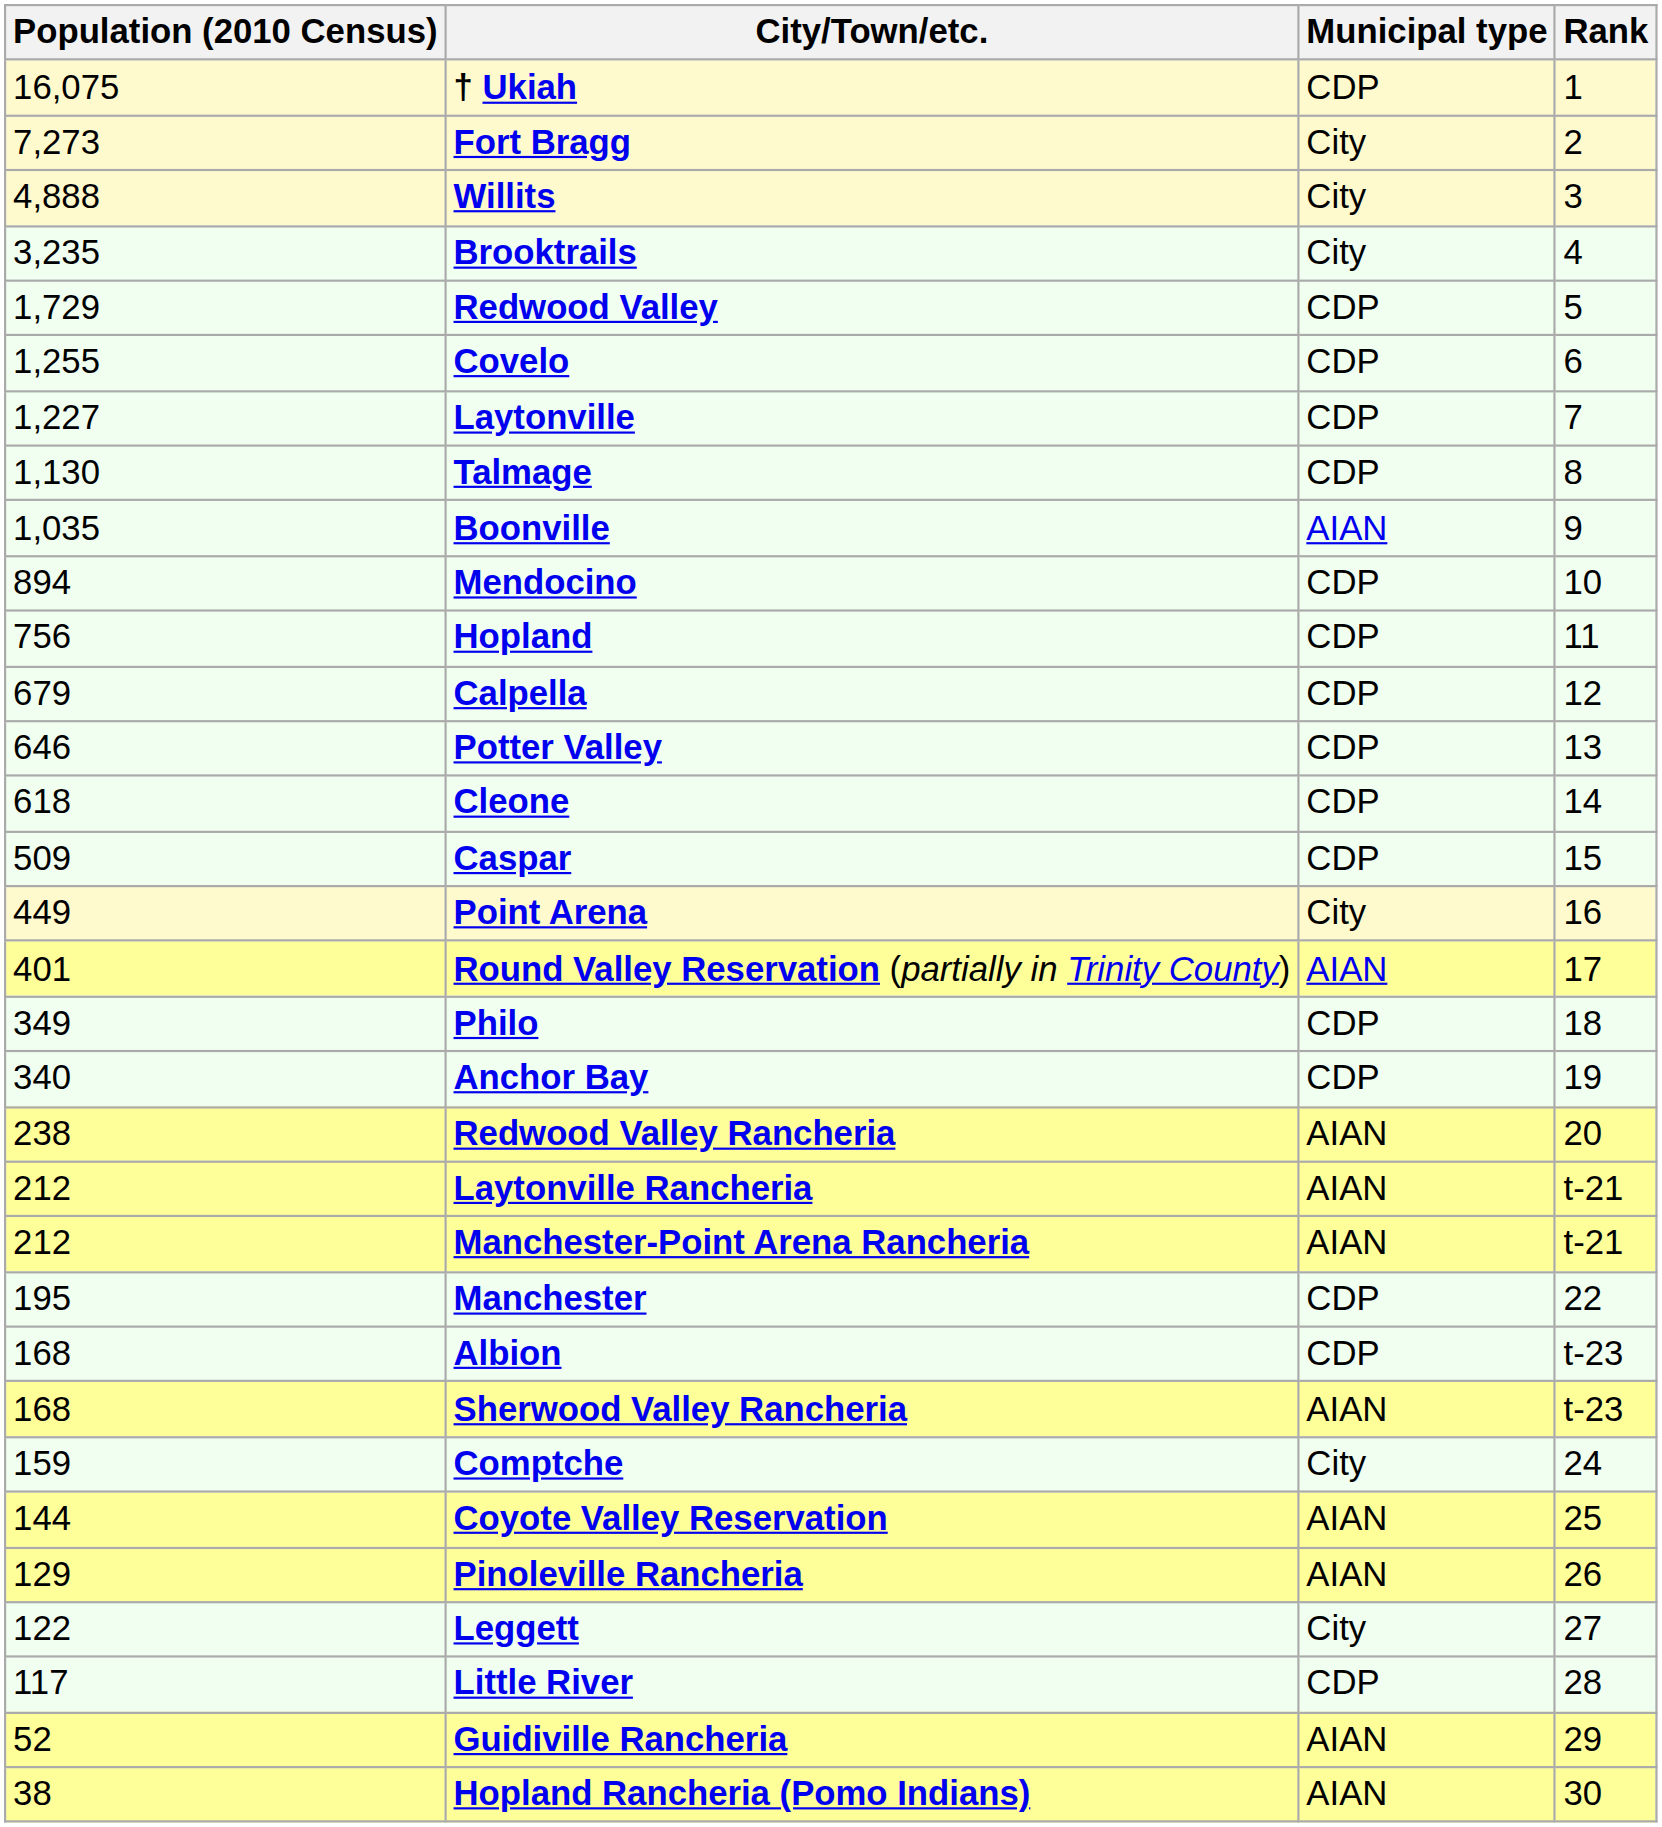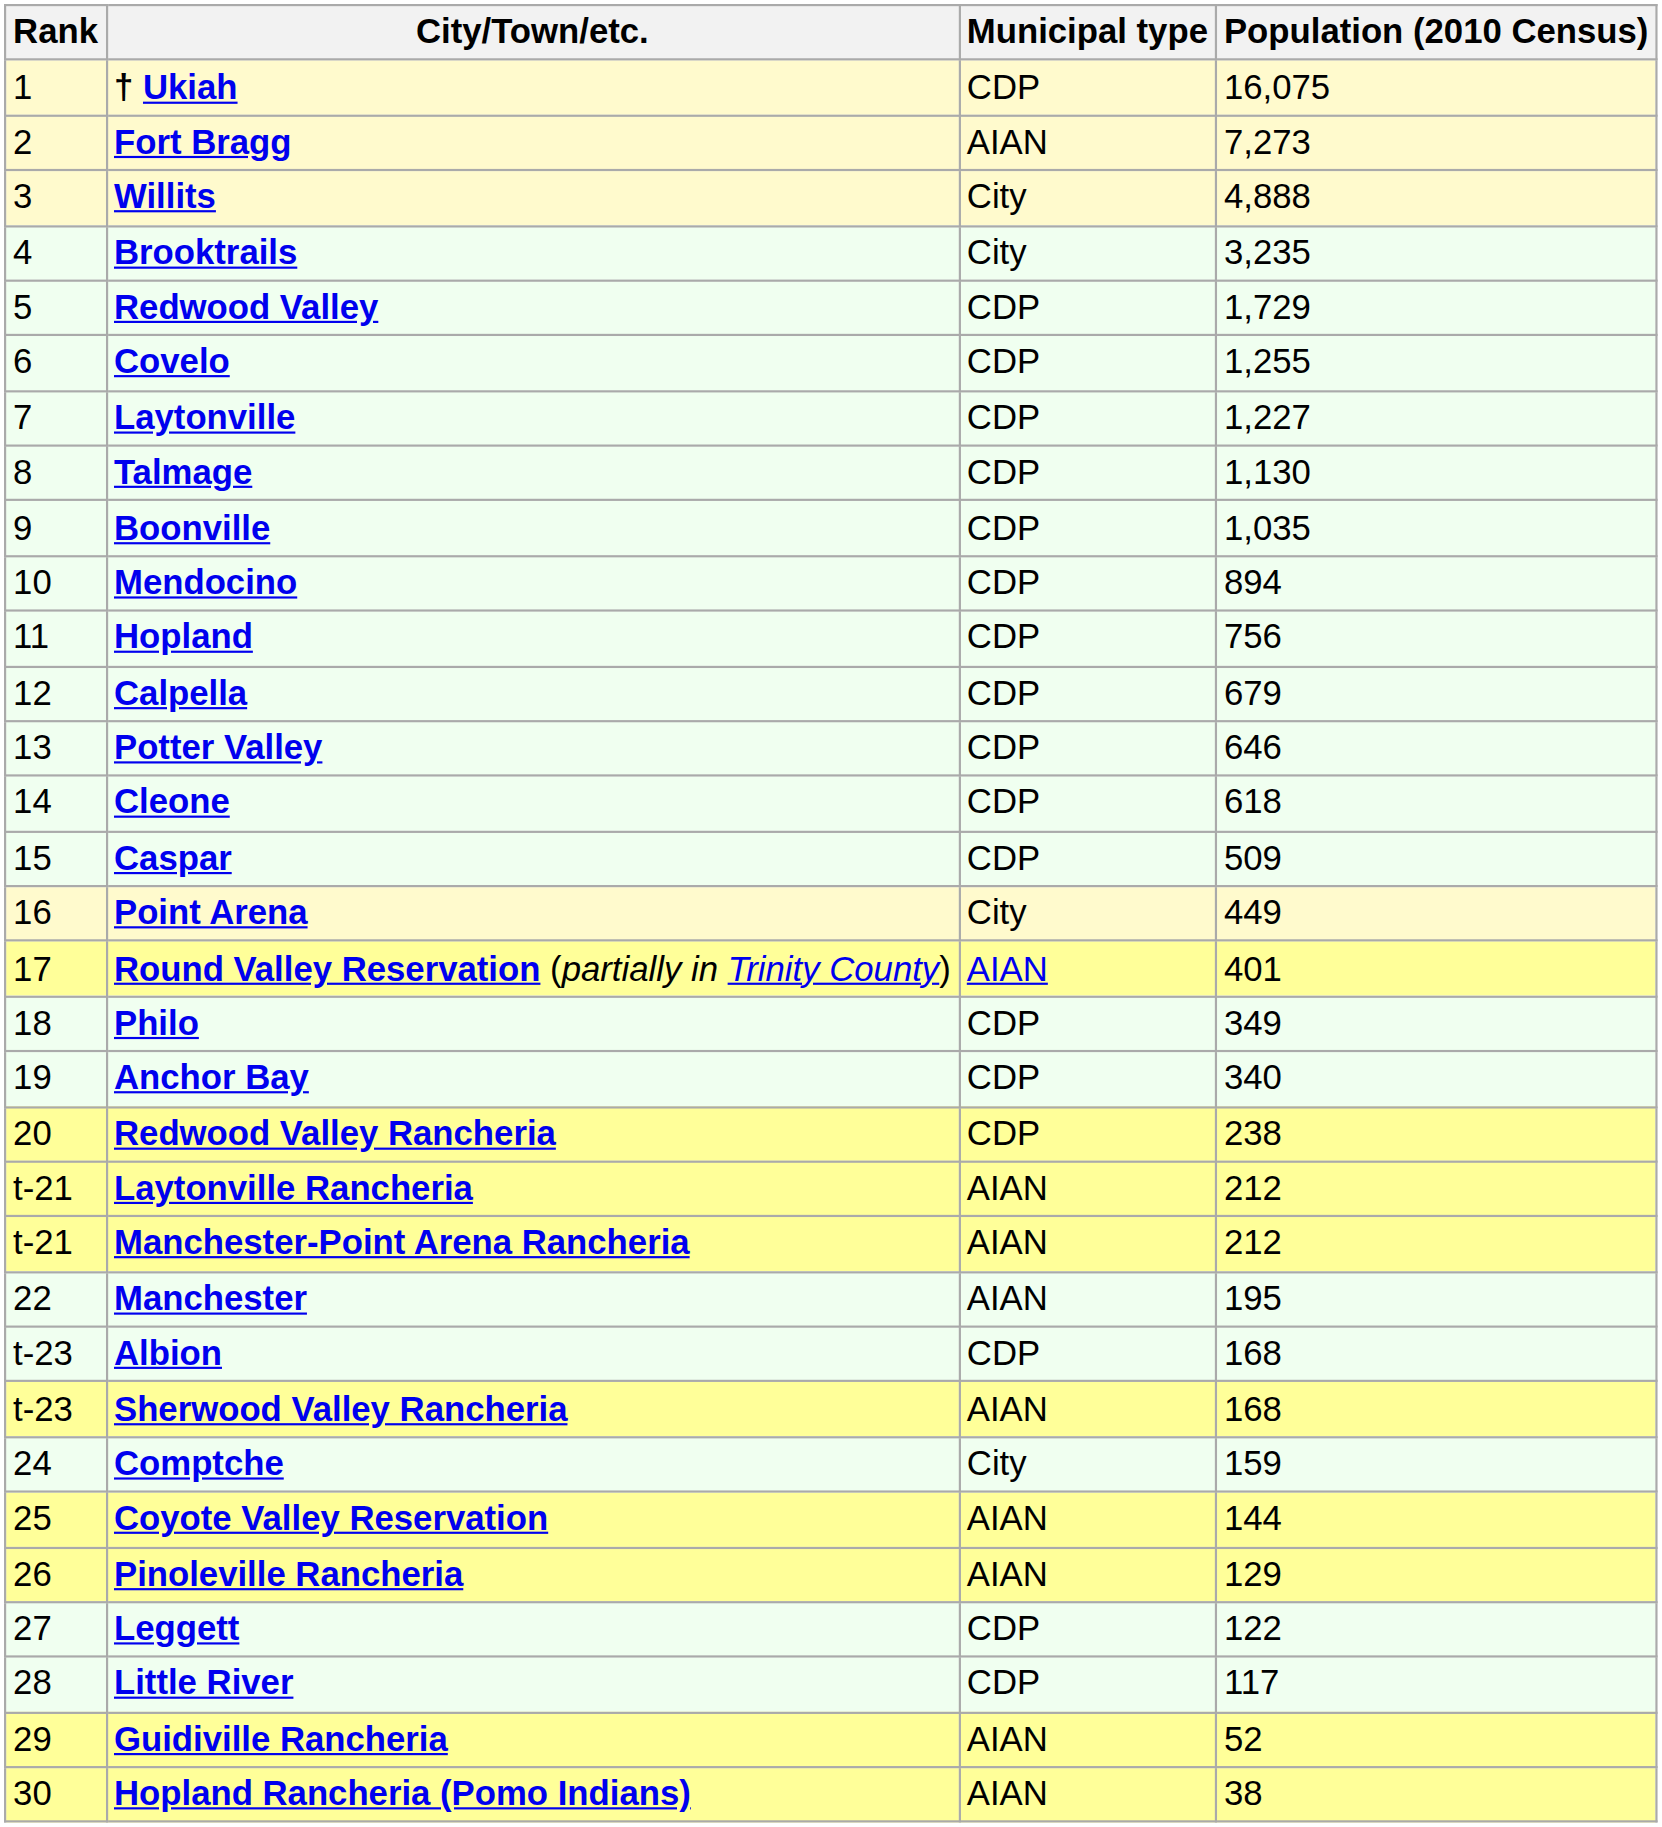columns swapped: (1606, 32) <-> (225, 32)
(1336, 142) City -> (1007, 142) AIAN
(1347, 527) AIAN -> (1003, 527) CDP
(1347, 1133) AIAN -> (1003, 1133) CDP
(1343, 1298) CDP -> (1007, 1298) AIAN
(1336, 1628) City -> (1003, 1628) CDP
